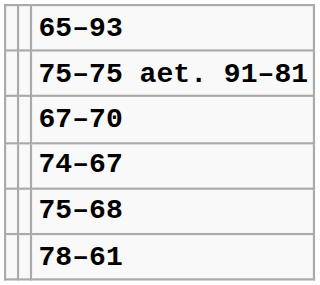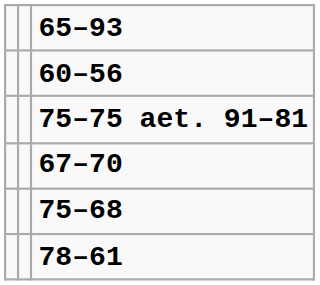+ row: (81, 74)
- row: (81, 165)
